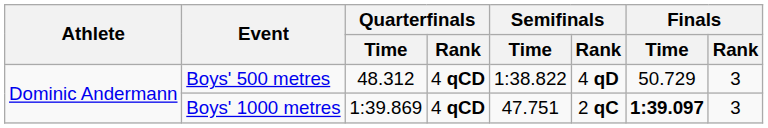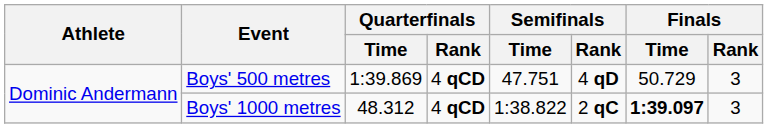(386, 79) 48.312 -> (386, 79) 1:39.869
(530, 79) 1:38.822 -> (530, 79) 47.751
(386, 109) 1:39.869 -> (386, 109) 48.312
(530, 109) 47.751 -> (530, 109) 1:38.822
